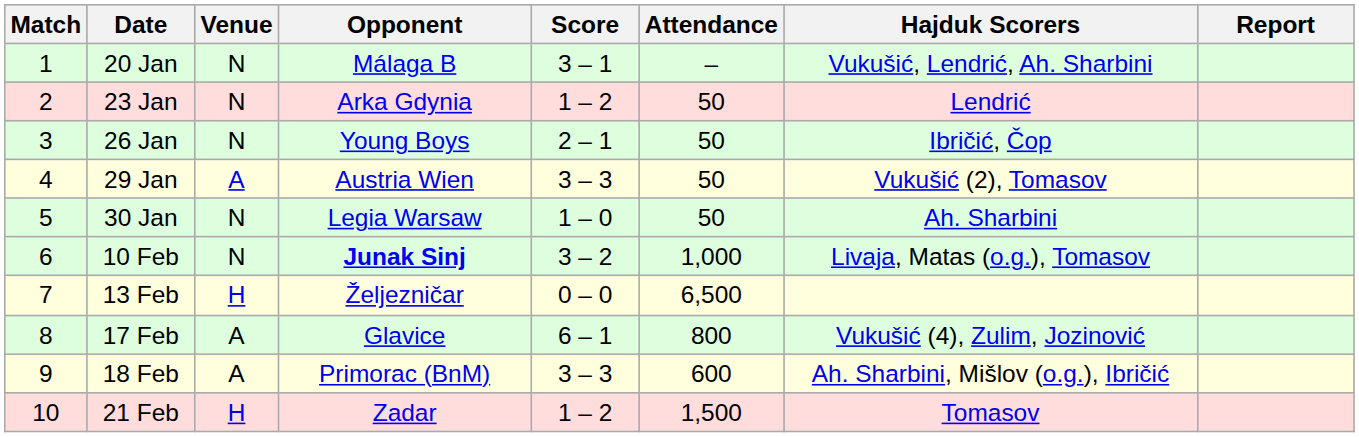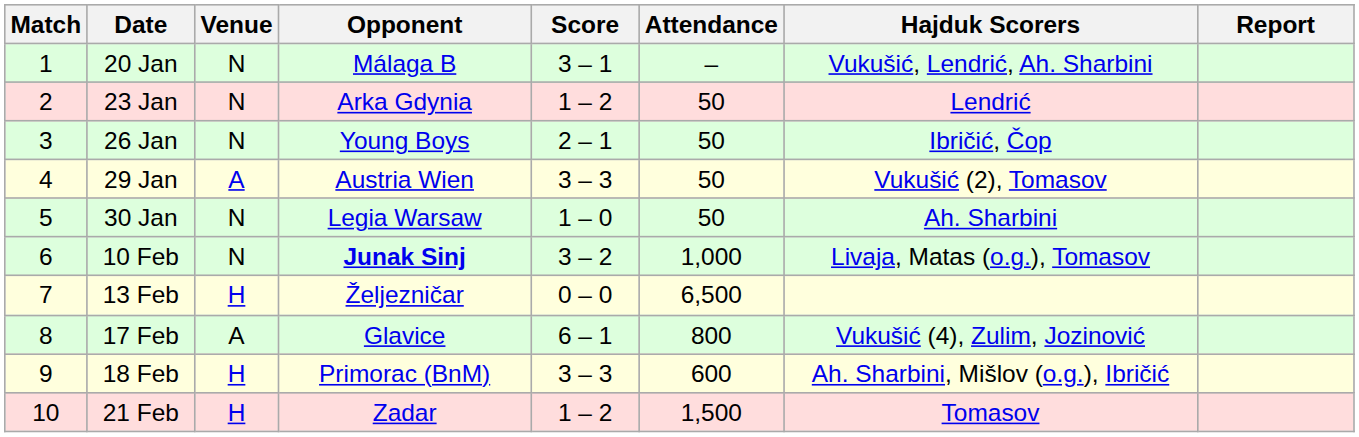(237, 373) A -> (237, 373) H
